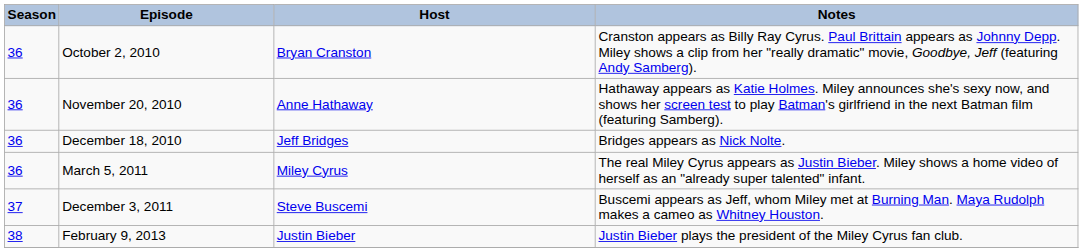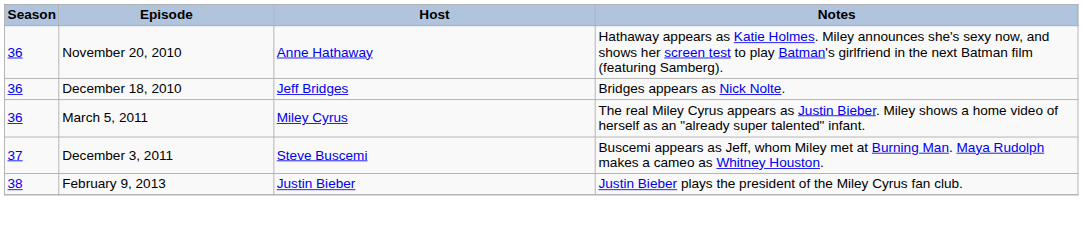- row: (111, 52)
